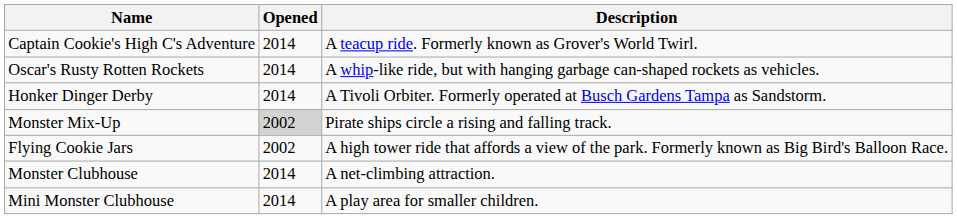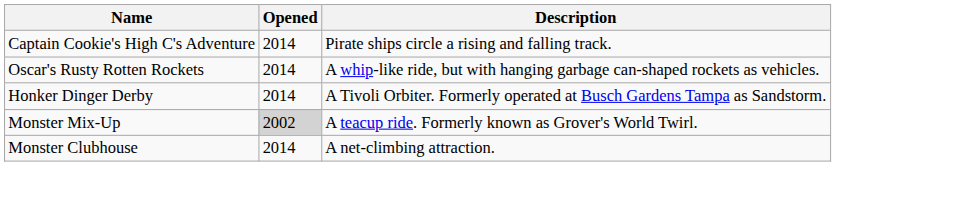(511, 43) A teacup ride. Formerly known as Grover's World Twirl. -> (468, 43) Pirate ships circle a rising and falling track.
(468, 122) Pirate ships circle a rising and falling track. -> (511, 122) A teacup ride. Formerly known as Grover's World Twirl.
- row: (71, 148)
- row: (91, 200)
